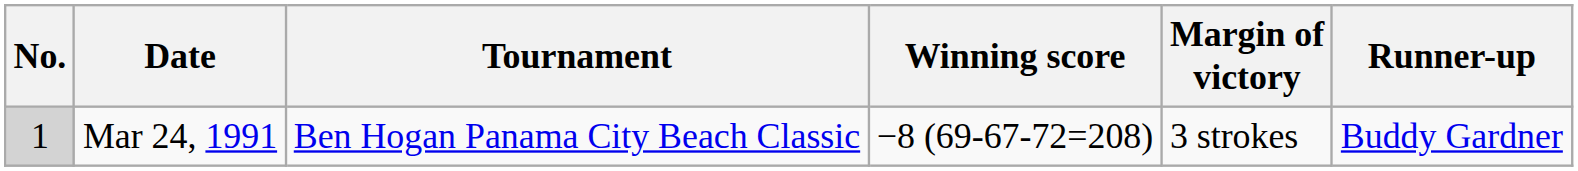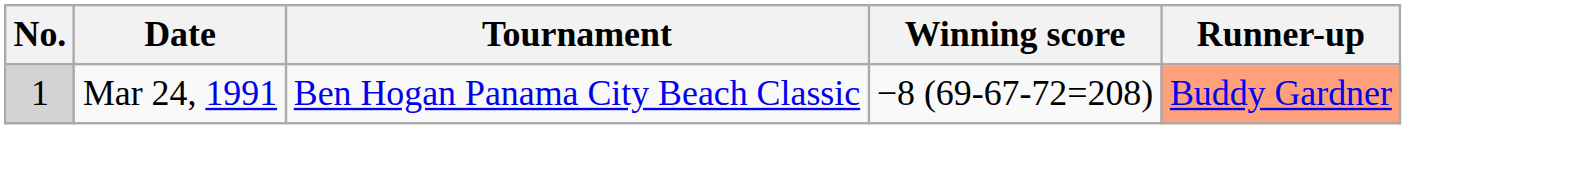- column: (1247, 55)
(1452, 135) no background -> (1281, 93) lightsalmon background
